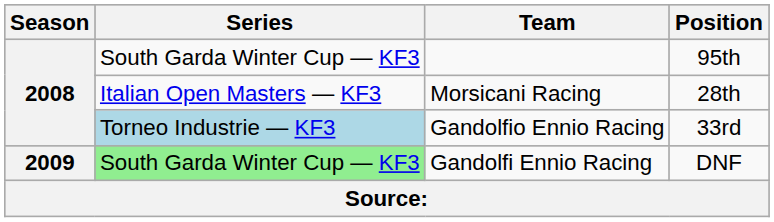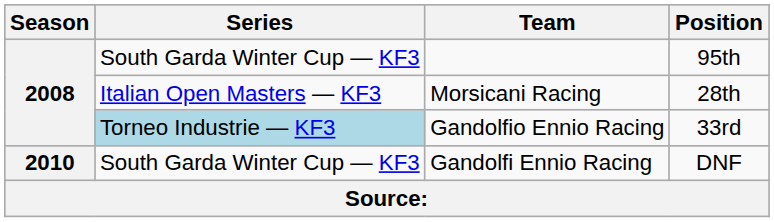(50, 163) 2009 -> (50, 163) 2010
(260, 163) lightgreen background -> (260, 163) no background
